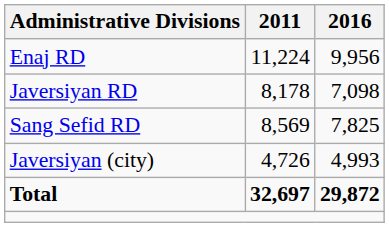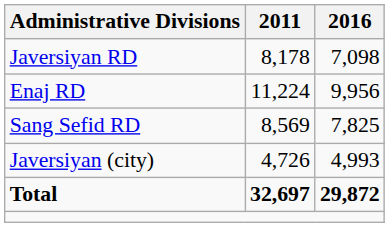rows swapped: (47, 56) <-> (73, 90)
